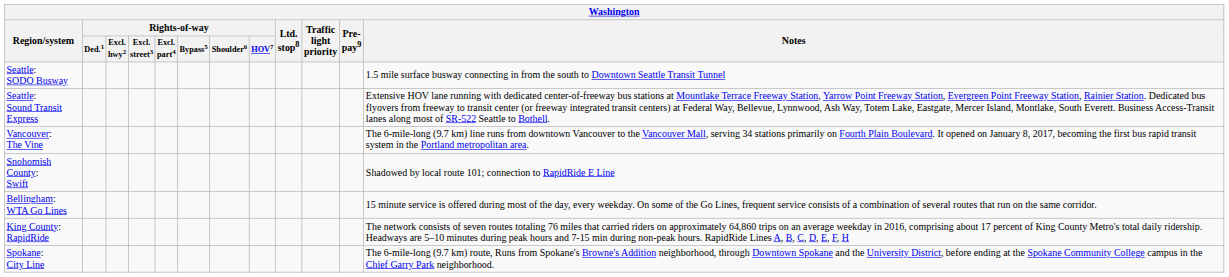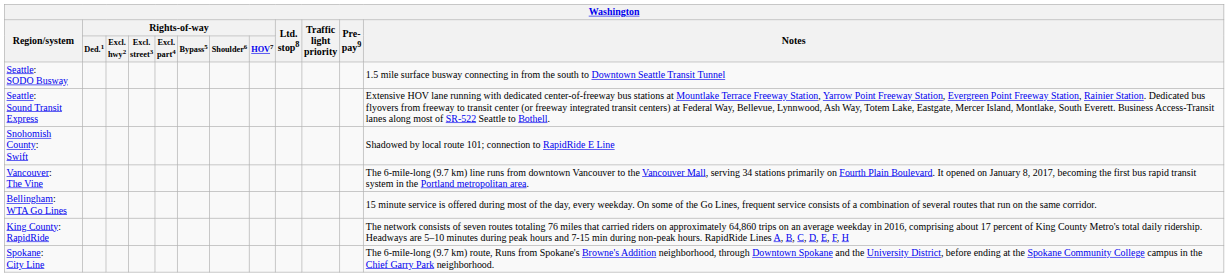rows swapped: (29, 172) <-> (29, 140)
